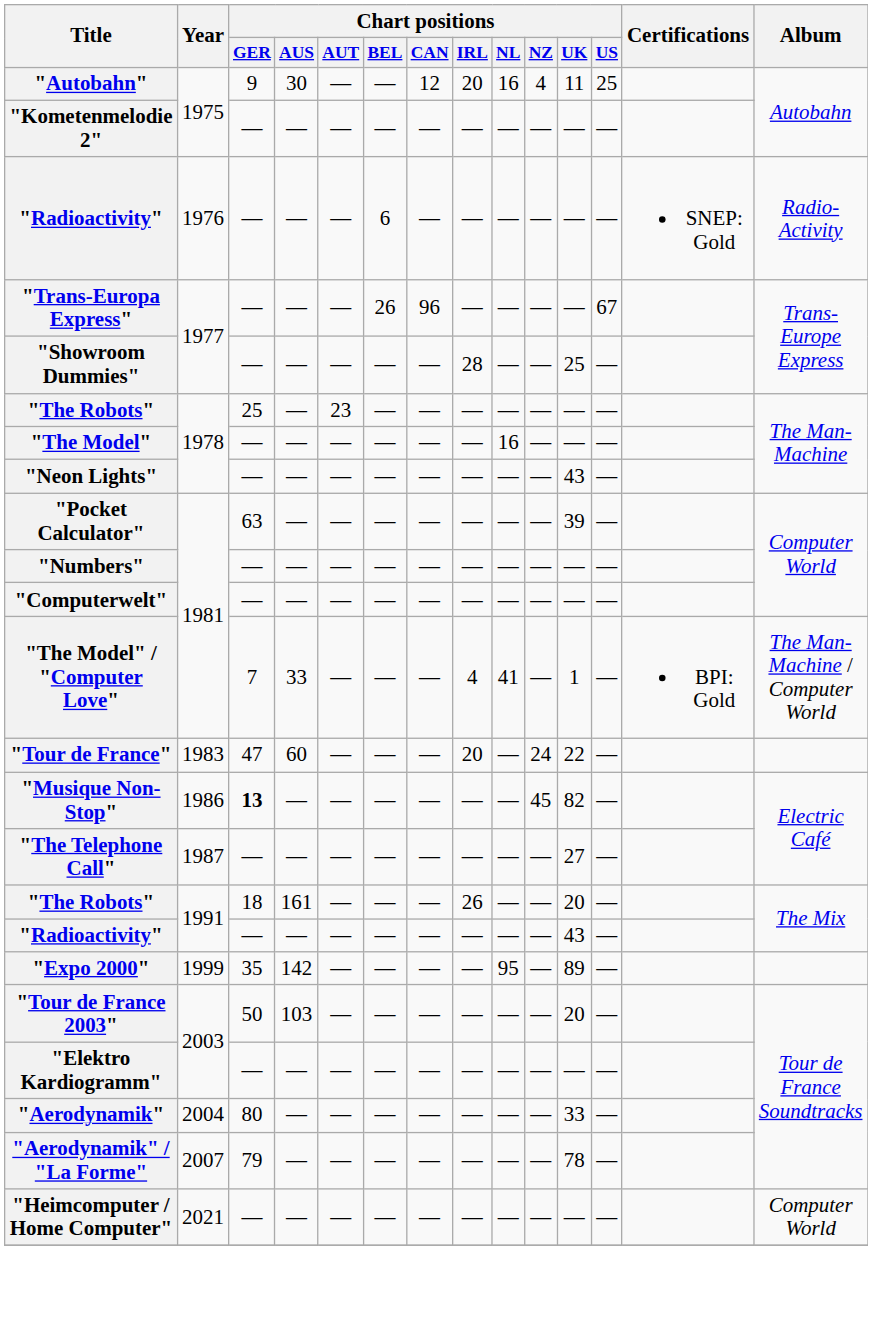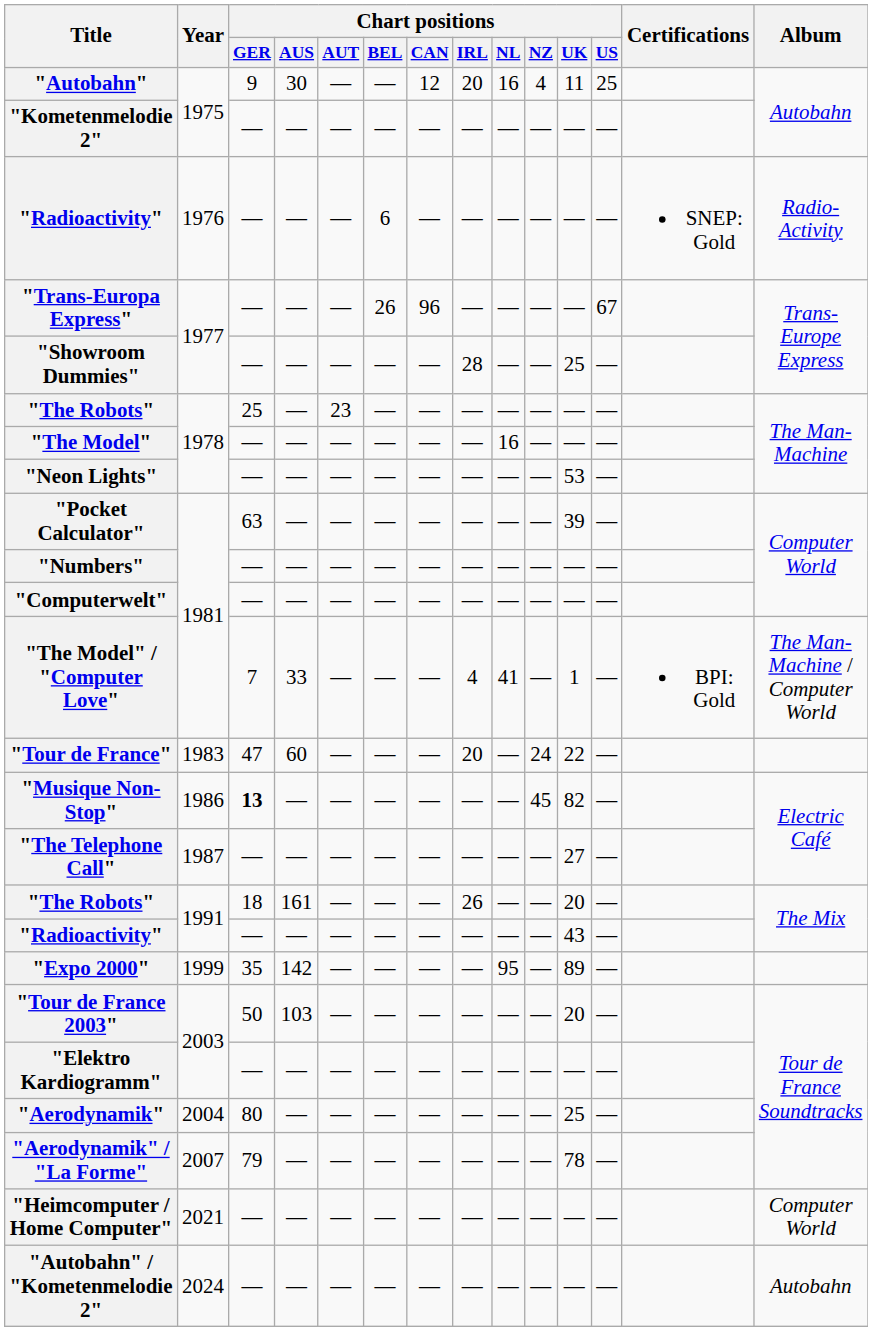(574, 476) 43 -> (574, 476) 53
(574, 1115) 33 -> (574, 1115) 25
+ row: (91, 1285)
